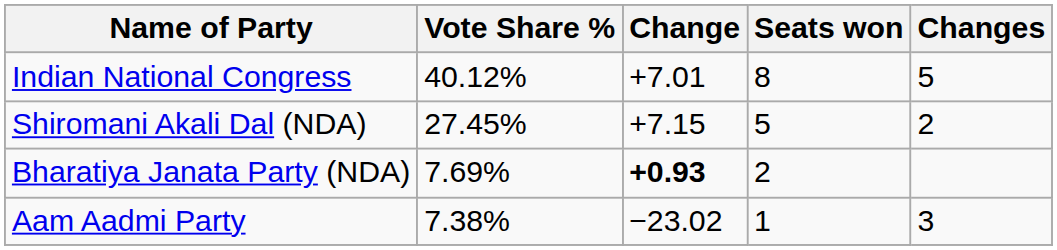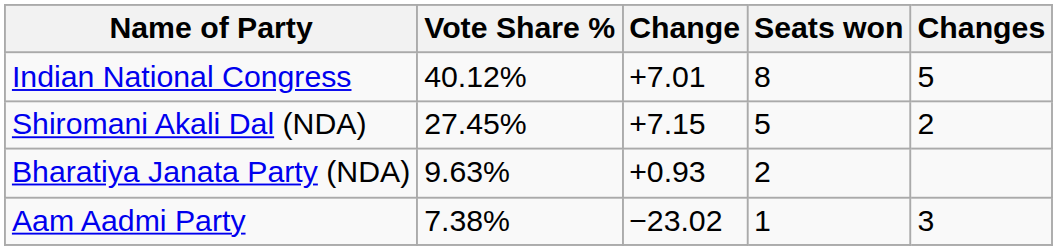(467, 172) 7.69% -> (467, 172) 9.63%
(667, 172) bold -> (667, 172) normal
